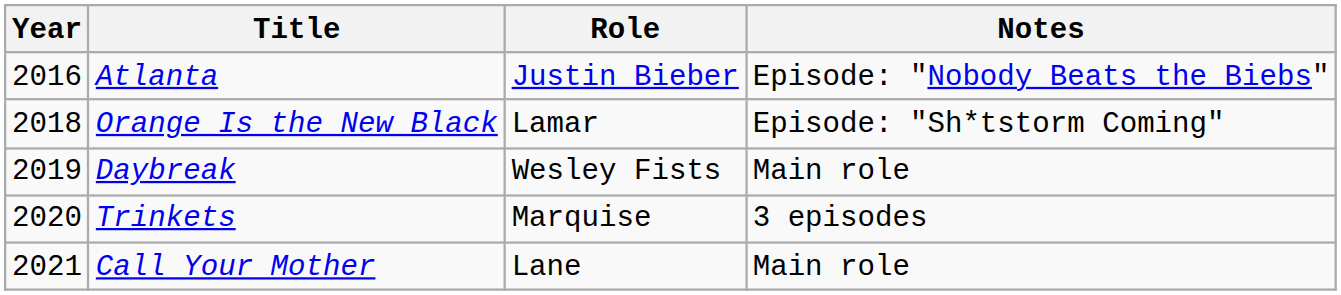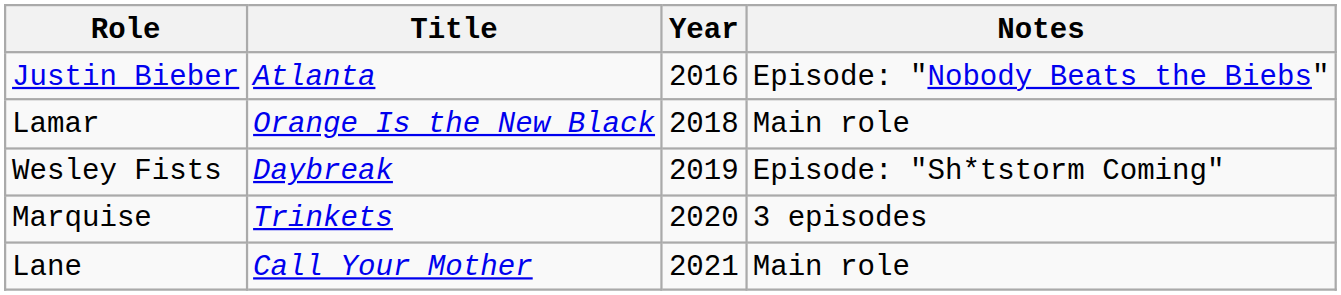columns swapped: (47, 29) <-> (625, 29)
(989, 124) Episode: "Sh*tstorm Coming" -> (831, 124) Main role
(831, 171) Main role -> (989, 171) Episode: "Sh*tstorm Coming"
